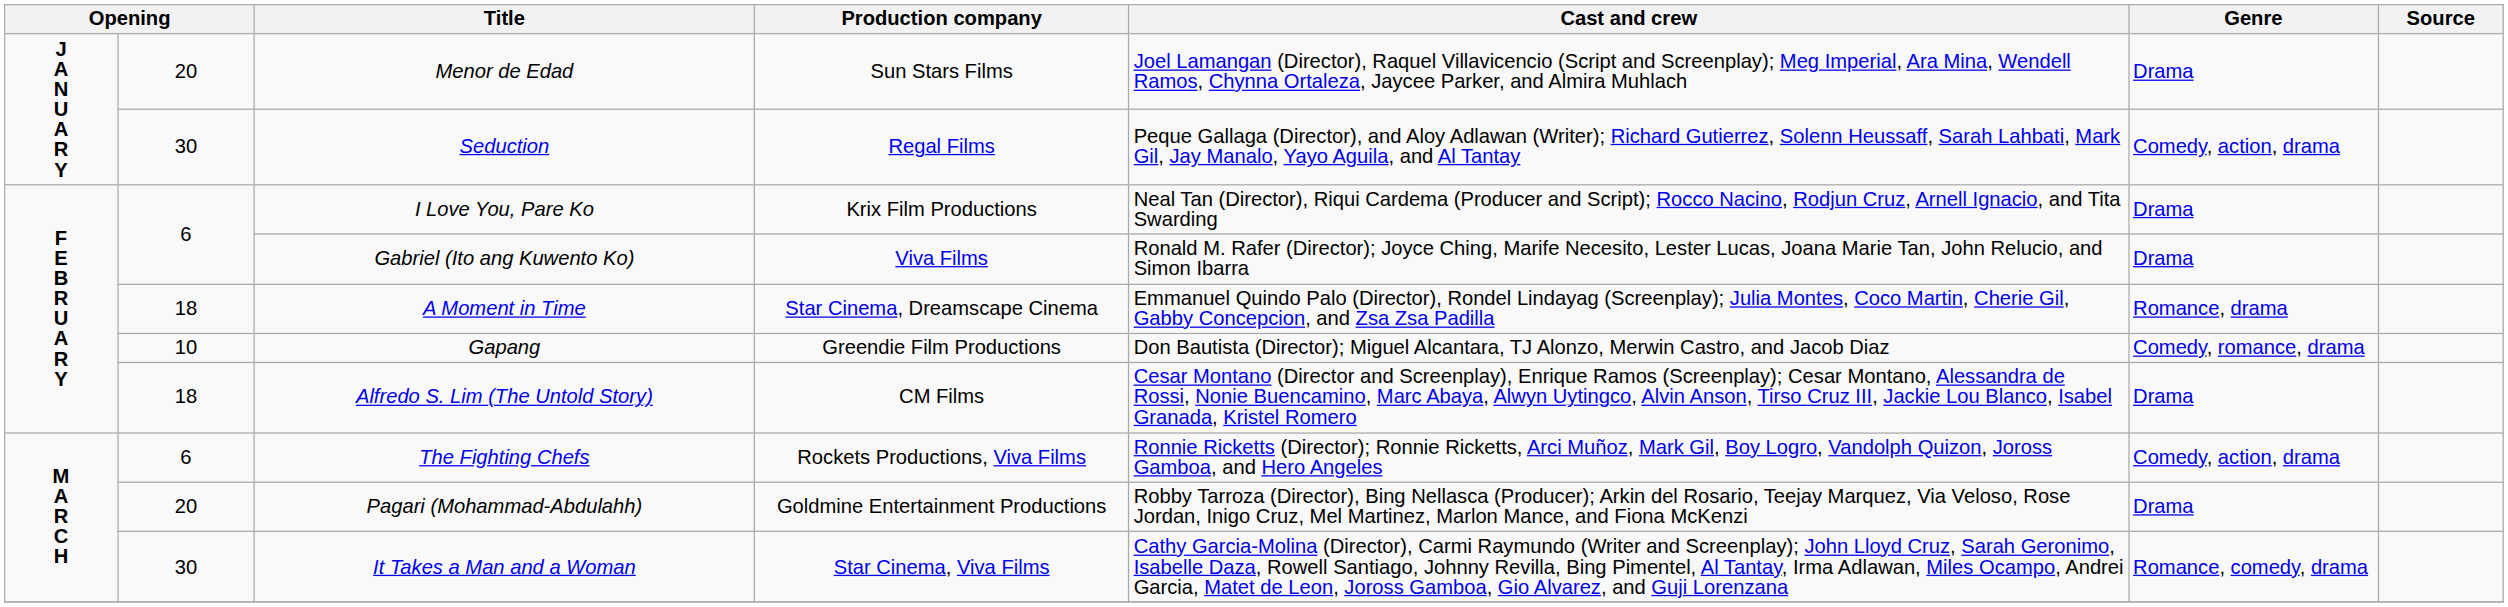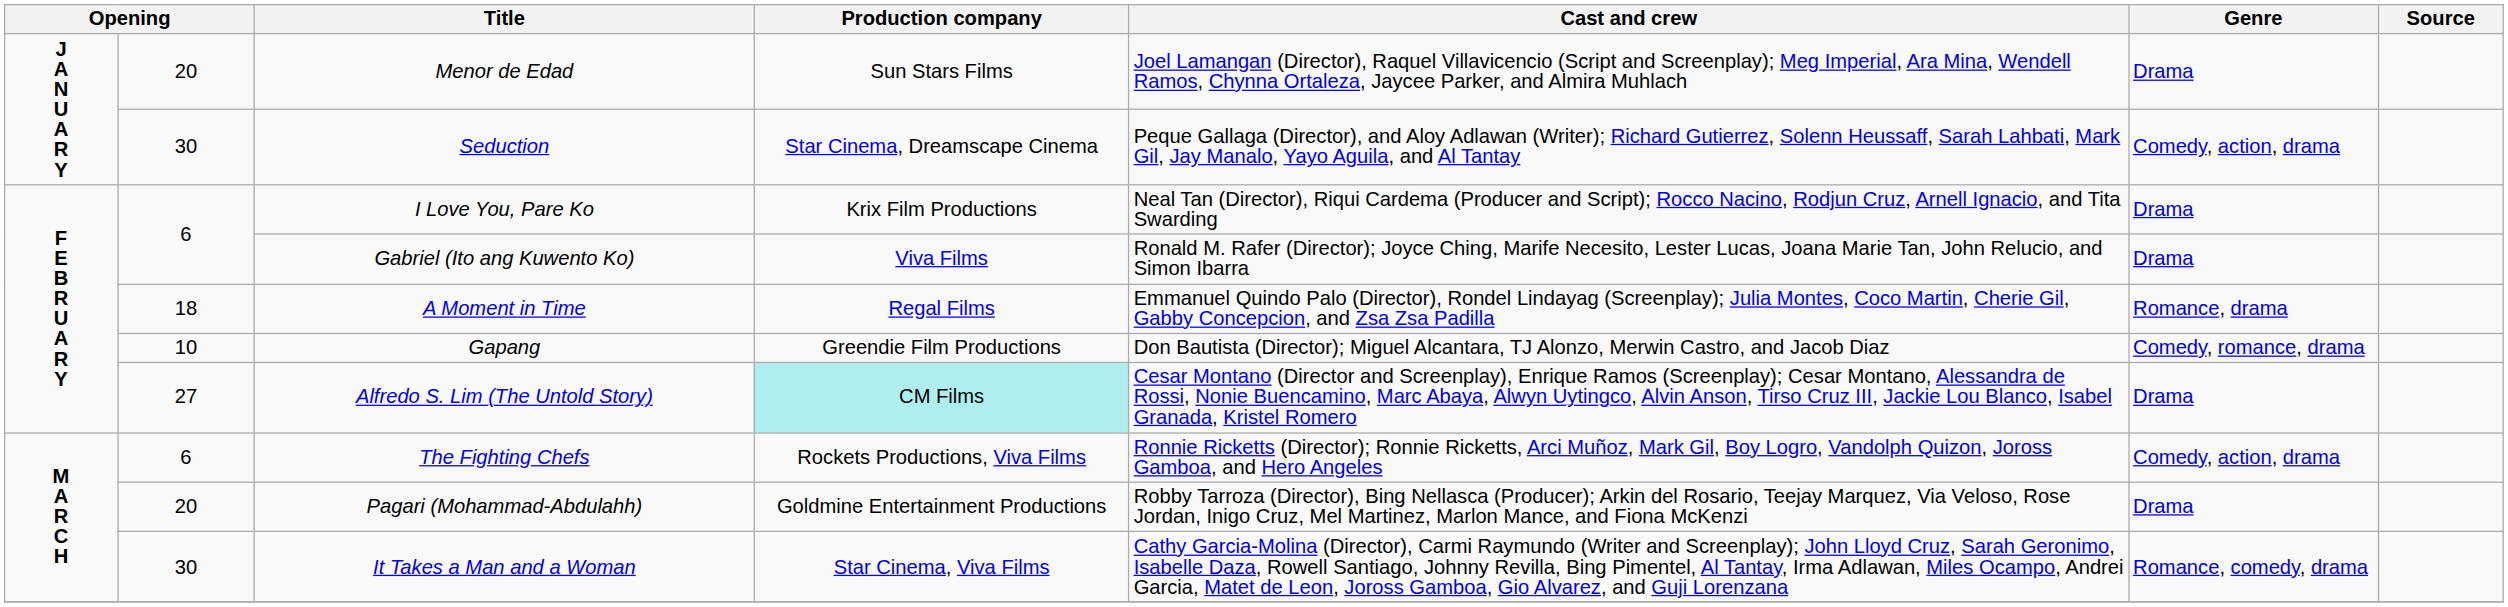(942, 146) Regal Films -> (942, 146) Star Cinema, Dreamscape Cinema
(942, 308) Star Cinema, Dreamscape Cinema -> (942, 308) Regal Films
(186, 397) 18 -> (186, 397) 27
(942, 397) no background -> (942, 397) paleturquoise background
